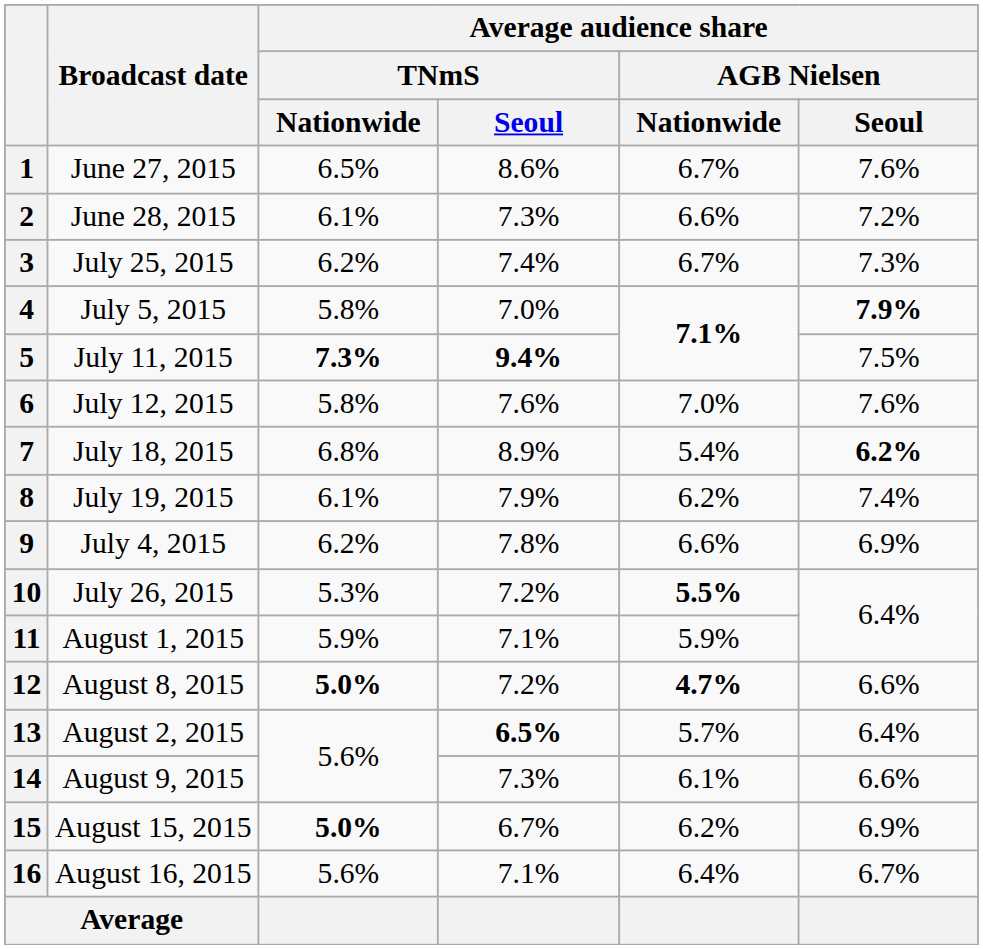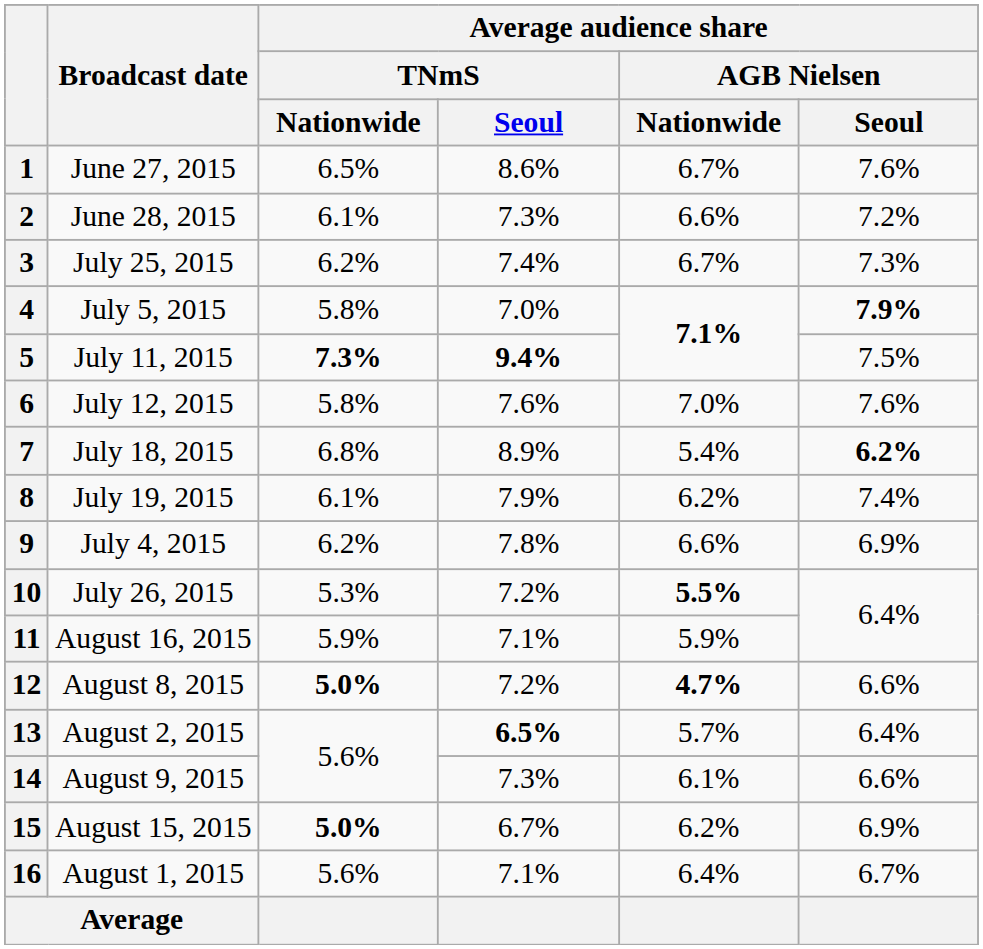(153, 638) August 1, 2015 -> (153, 638) August 16, 2015
(153, 872) August 16, 2015 -> (153, 872) August 1, 2015
